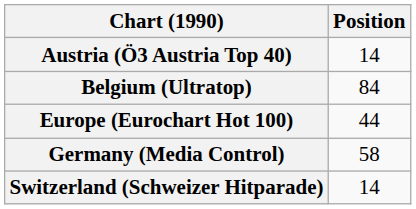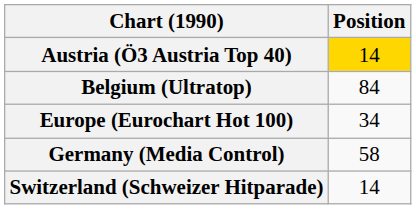(369, 54) no background -> (369, 54) gold background
(369, 120) 44 -> (369, 120) 34
